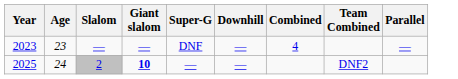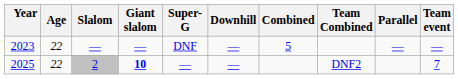+ column: (437, 20)
(60, 45) 23 -> (56, 45) 22
(295, 45) 4 -> (288, 45) 5
(60, 64) 24 -> (56, 64) 22
